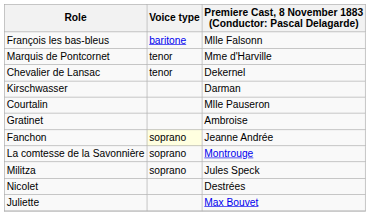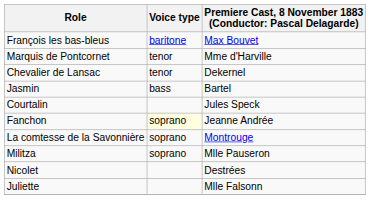(233, 40) Mlle Falsonn -> (231, 40) Max Bouvet
- row: (37, 89)
+ row: (23, 89)
(237, 105) Mlle Pauseron -> (232, 105) Jules Speck
- row: (25, 121)
(232, 170) Jules Speck -> (237, 154) Mlle Pauseron
(231, 202) Max Bouvet -> (233, 186) Mlle Falsonn
